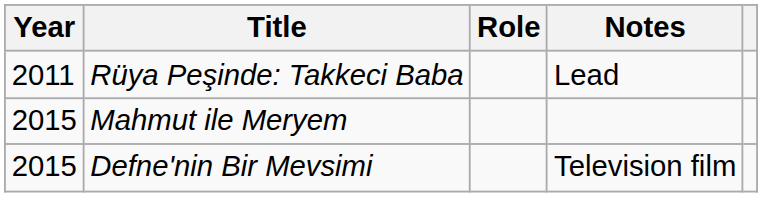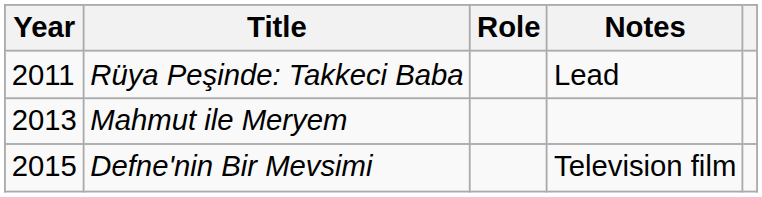(44, 120) 2015 -> (44, 120) 2013
